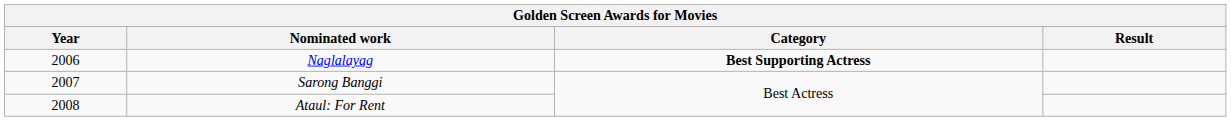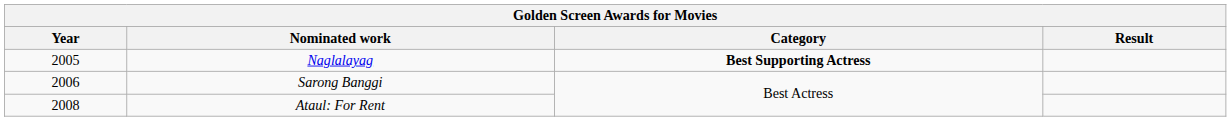(65, 60) 2006 -> (65, 60) 2005
(65, 82) 2007 -> (65, 82) 2006
